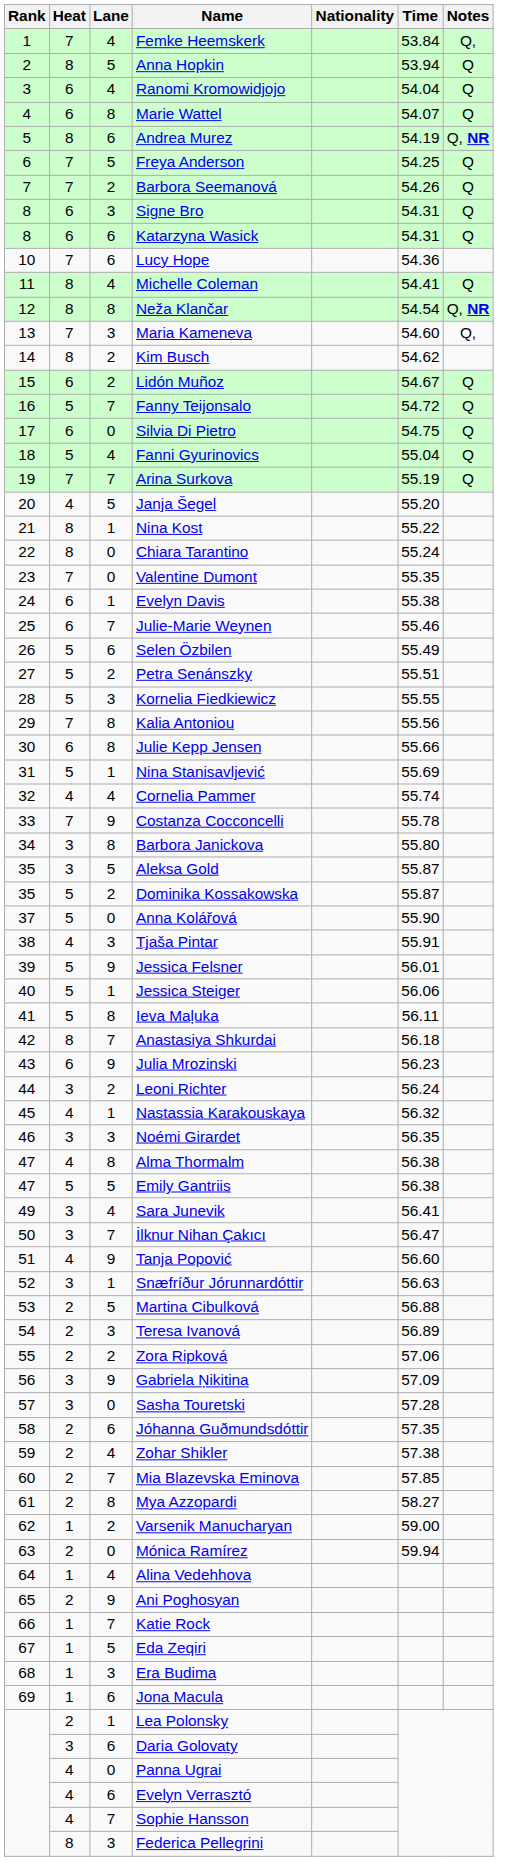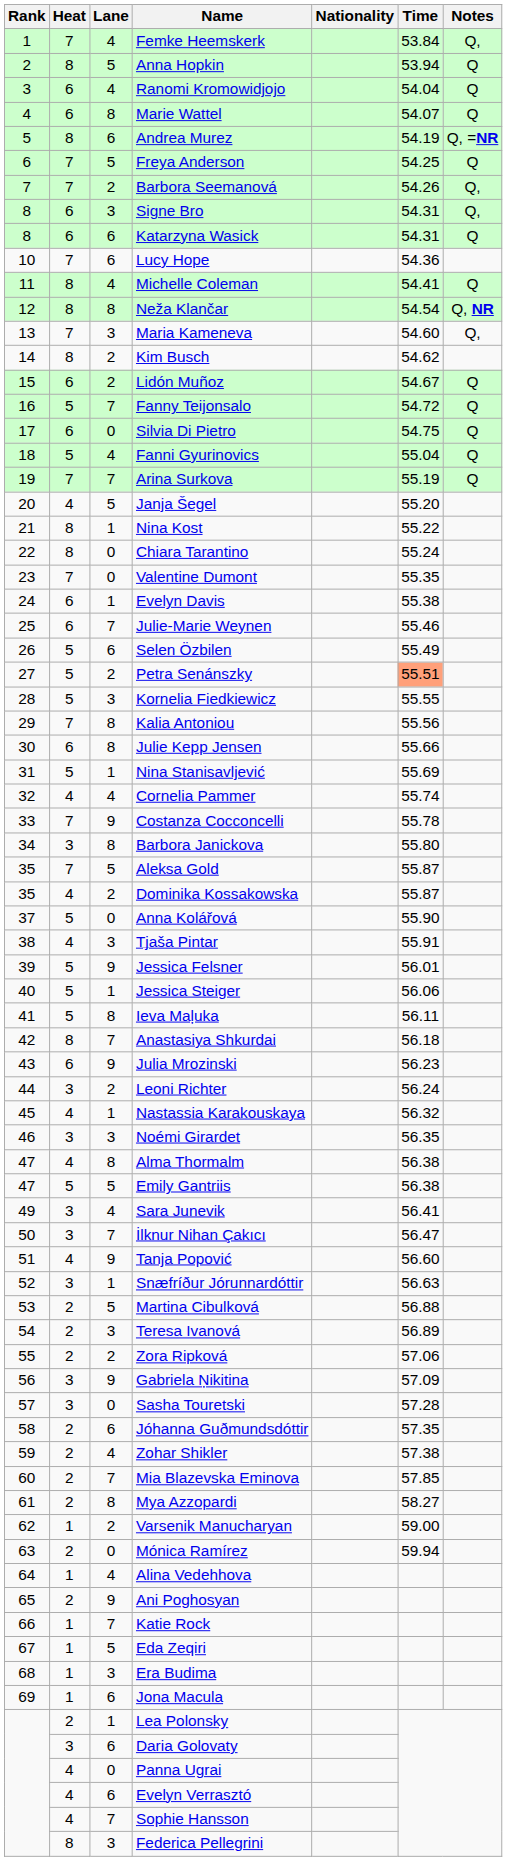(468, 138) Q, NR -> (472, 138) Q, =NR
(468, 187) Q -> (472, 187) Q,
(468, 211) Q -> (472, 211) Q,
(420, 674) no background -> (420, 674) lightsalmon background
(69, 869) 3 -> (69, 869) 7
(69, 893) 5 -> (69, 893) 4
